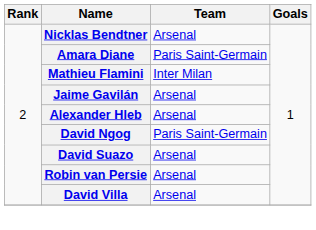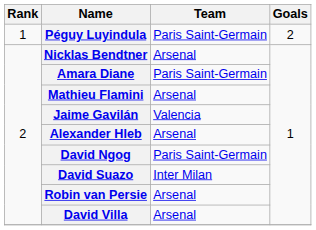+ row: (96, 34)
(183, 74) Inter Milan -> (175, 94) Arsenal
(175, 94) Arsenal -> (177, 114) Valencia
(175, 154) Arsenal -> (183, 174) Inter Milan
